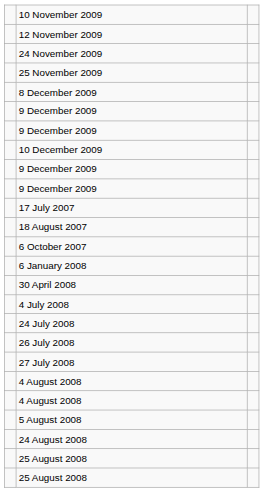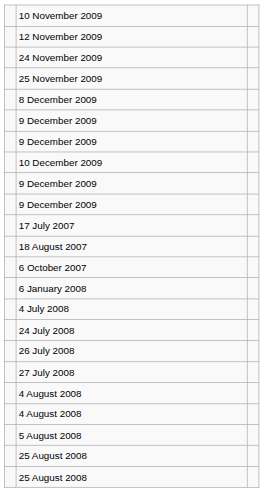- row: (10, 285)
- row: (10, 439)
